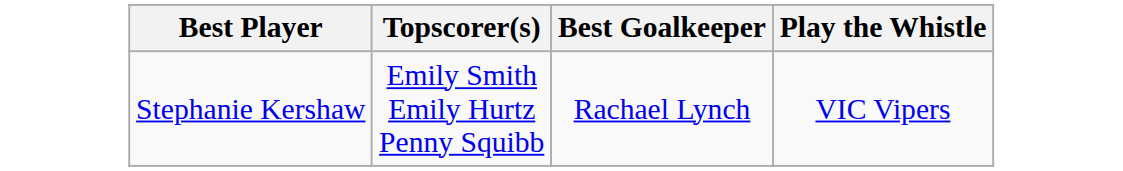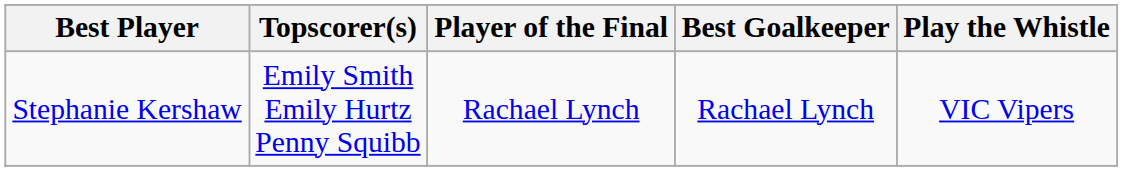+ column: (551, 27)
